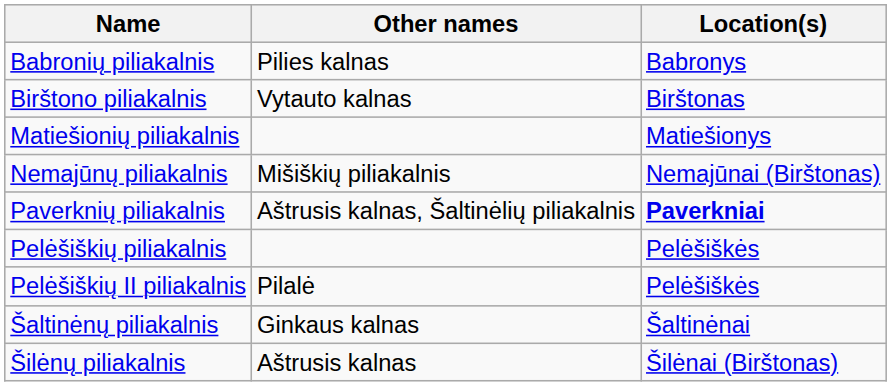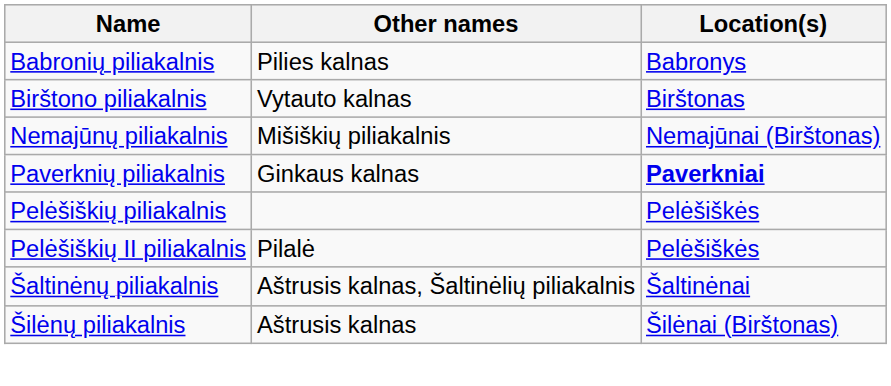- row: (125, 136)
(446, 211) Aštrusis kalnas, Šaltinėlių piliakalnis -> (338, 174) Ginkaus kalnas
(338, 324) Ginkaus kalnas -> (446, 286) Aštrusis kalnas, Šaltinėlių piliakalnis
